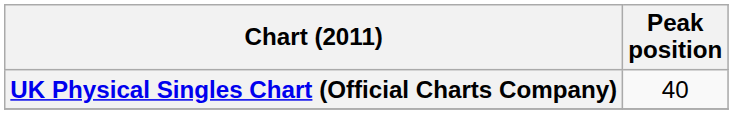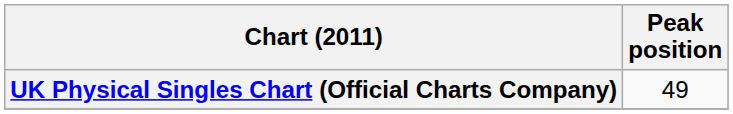(675, 89) 40 -> (675, 89) 49
